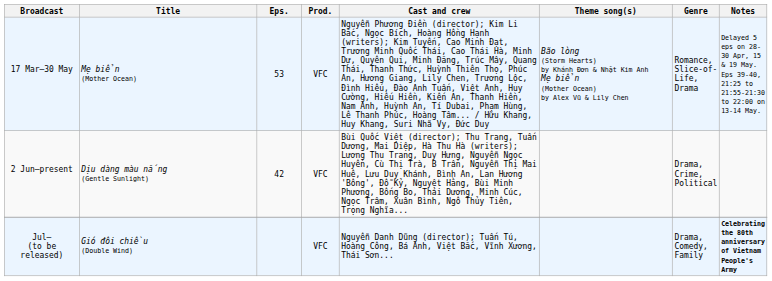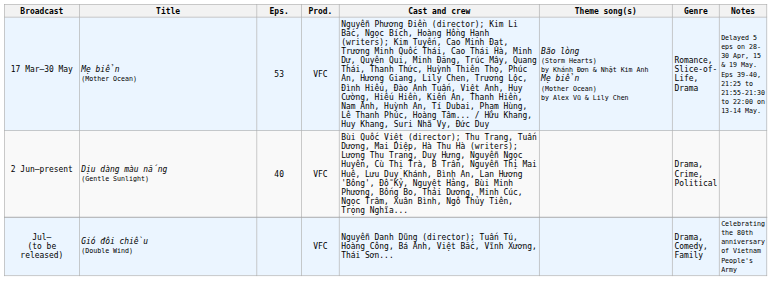(279, 174) 42 -> (279, 174) 40
(743, 246) bold -> (743, 247) normal
